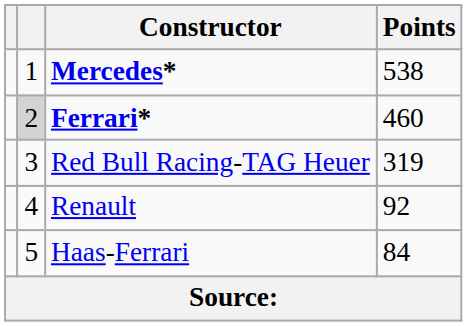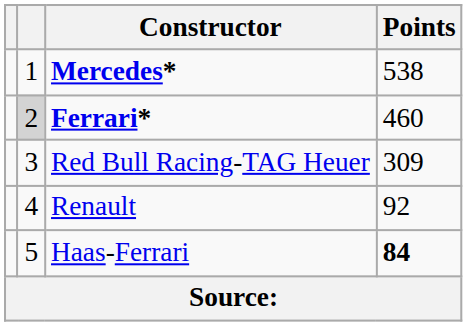(403, 161) 319 -> (403, 161) 309
(396, 252) normal -> (396, 252) bold
